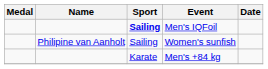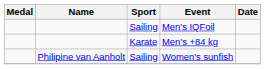(145, 27) bold -> (144, 27) normal
rows swapped: (200, 42) <-> (193, 57)
